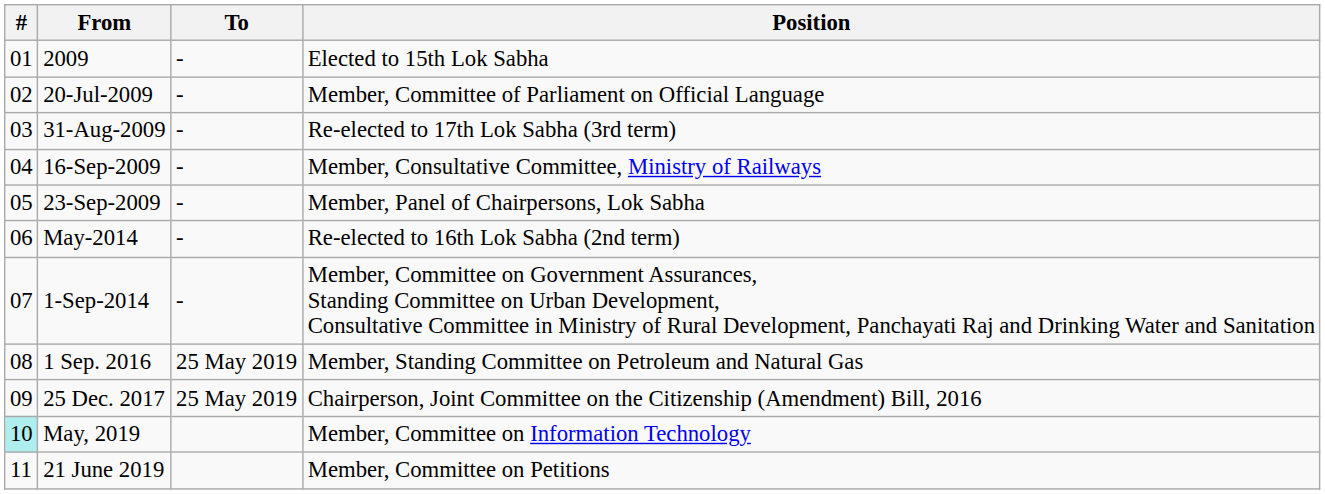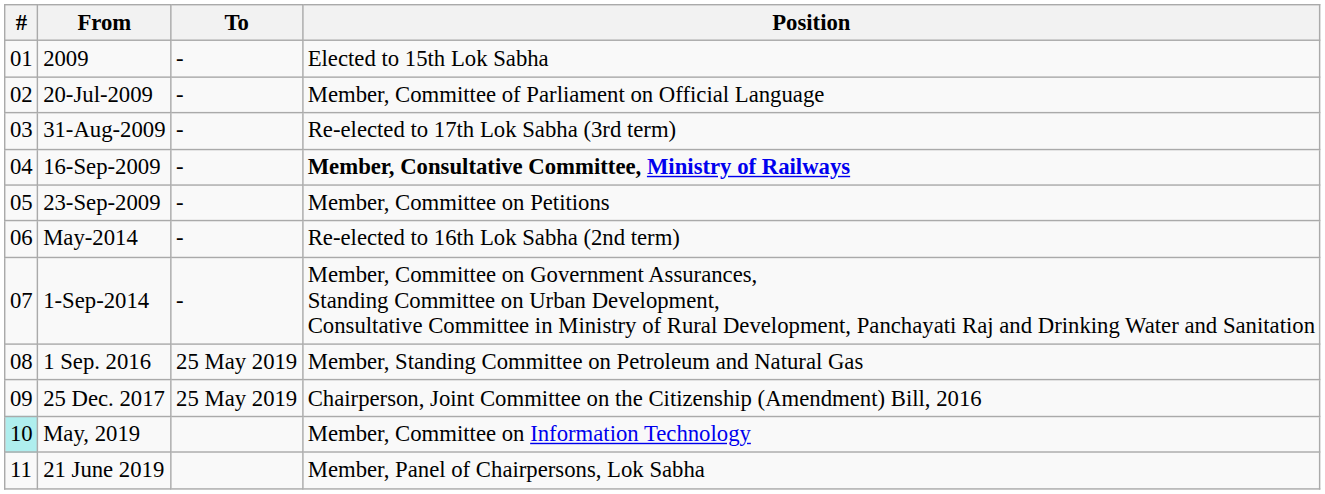(564, 166) normal -> (579, 166) bold
(506, 202) Member, Panel of Chairpersons, Lok Sabha -> (459, 202) Member, Committee on Petitions
(459, 469) Member, Committee on Petitions -> (506, 469) Member, Panel of Chairpersons, Lok Sabha
